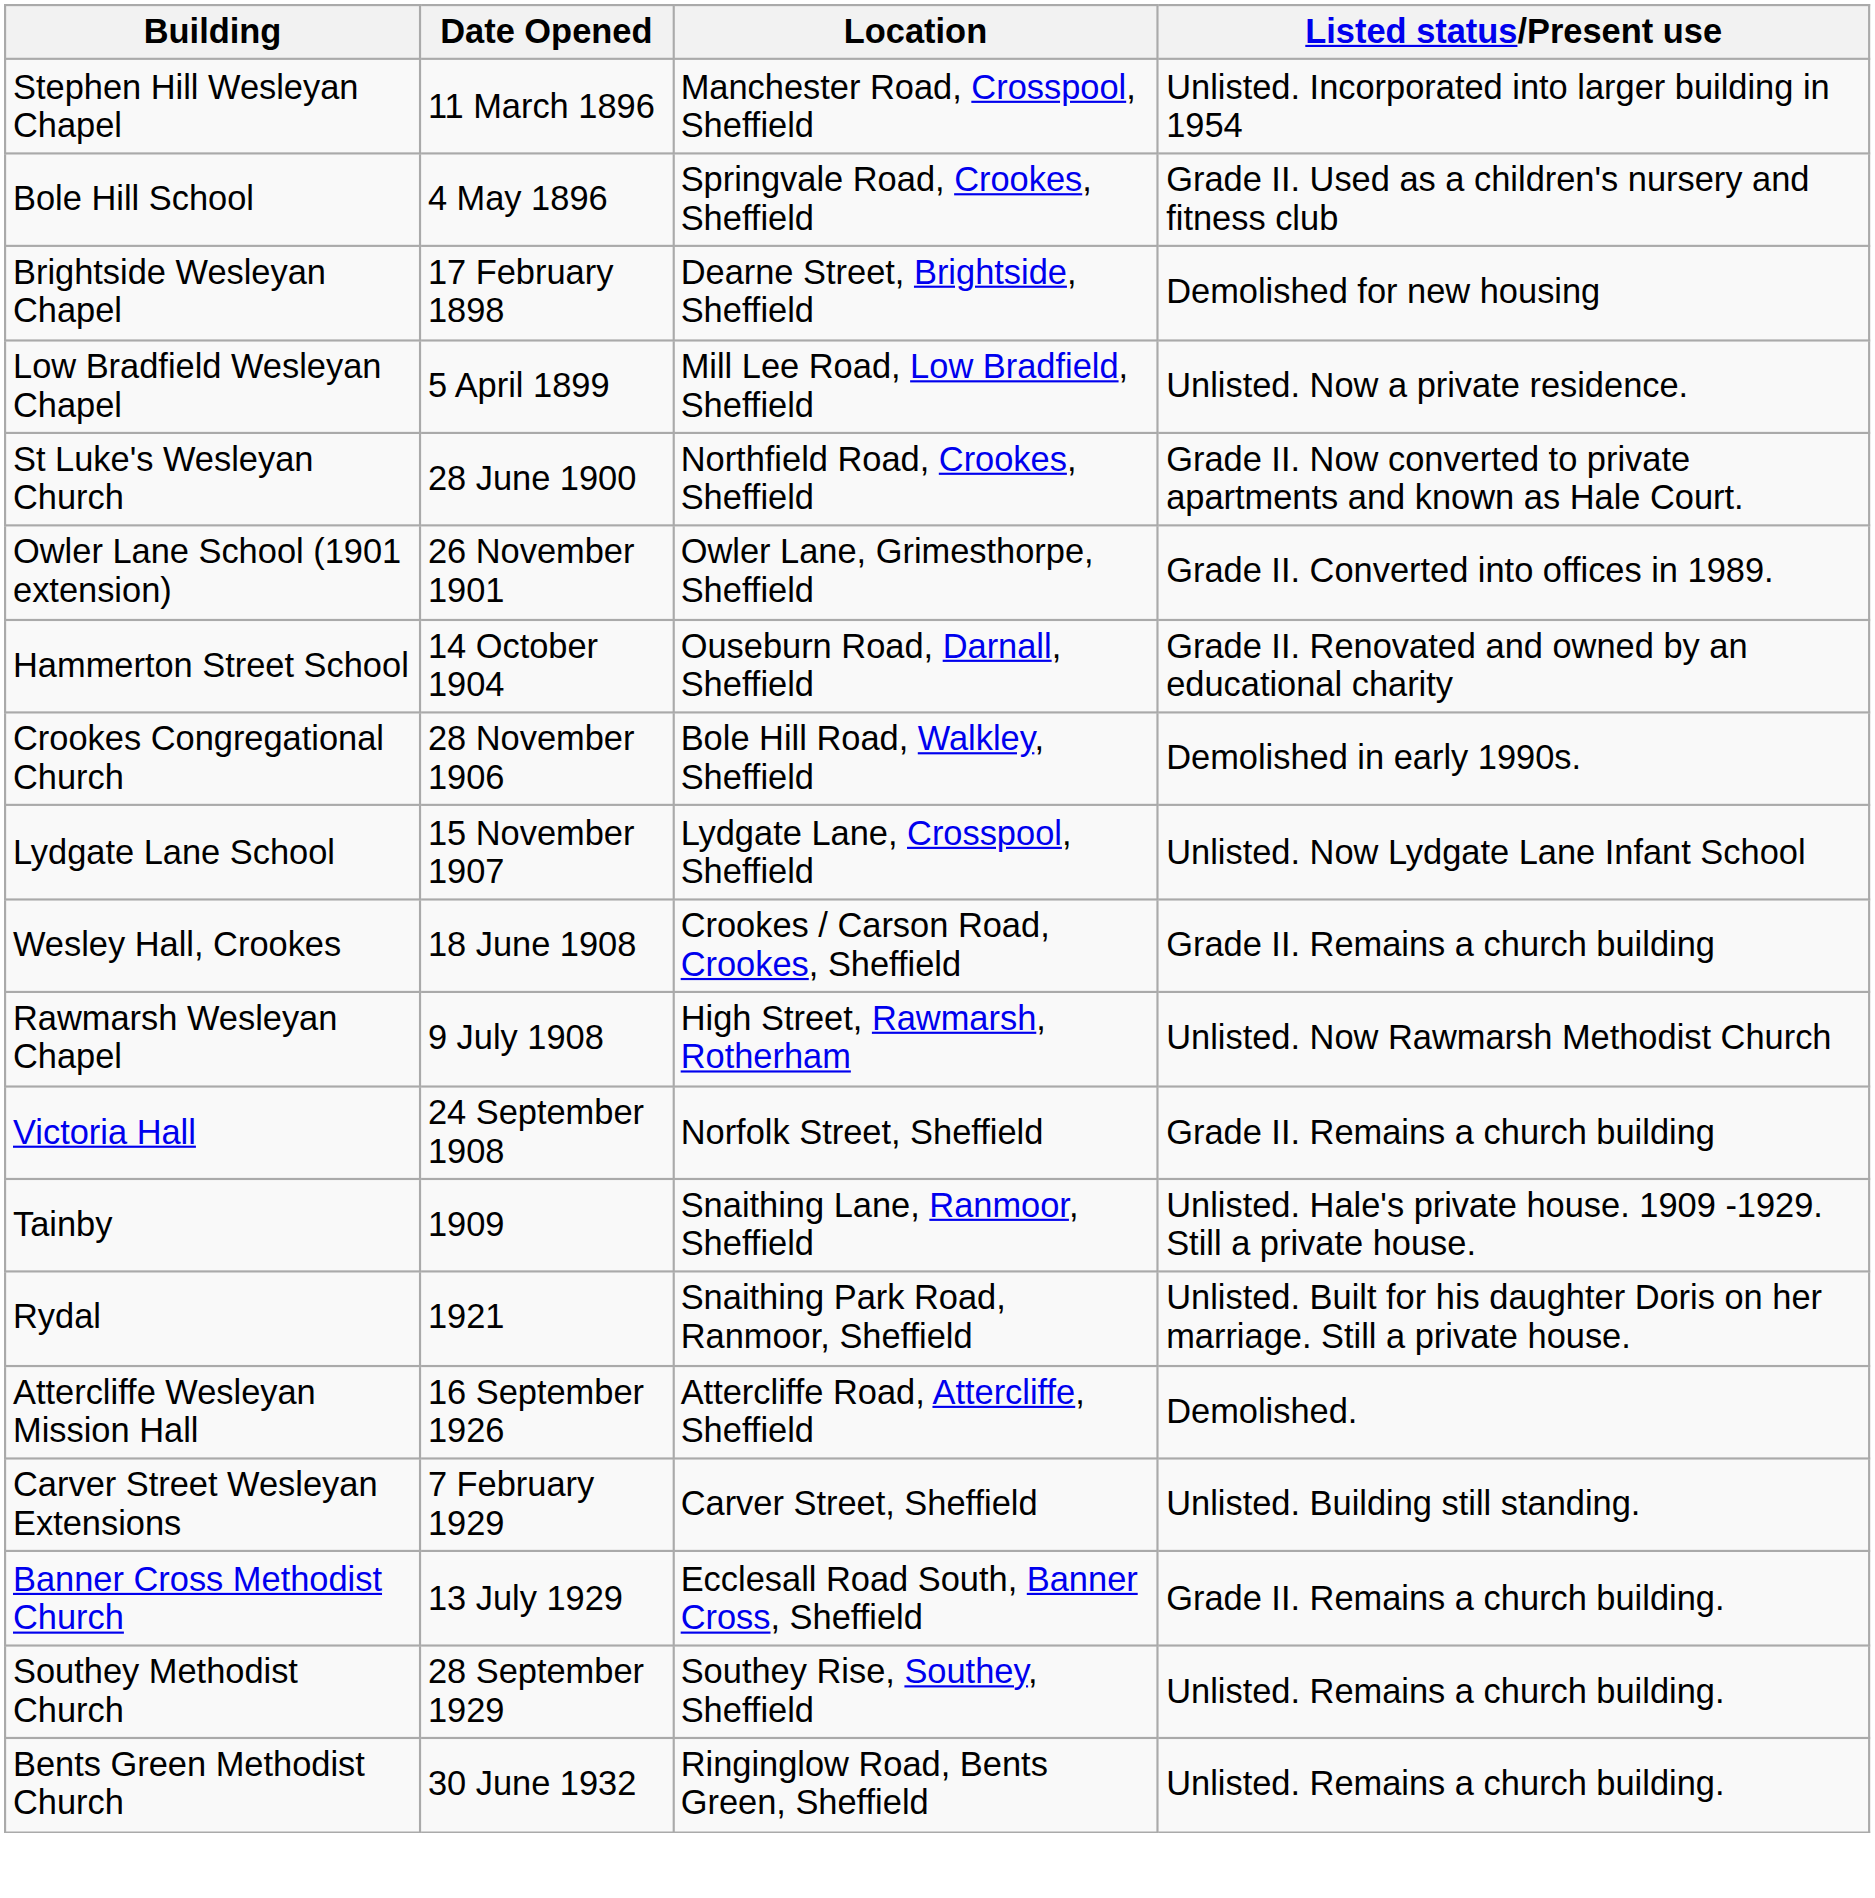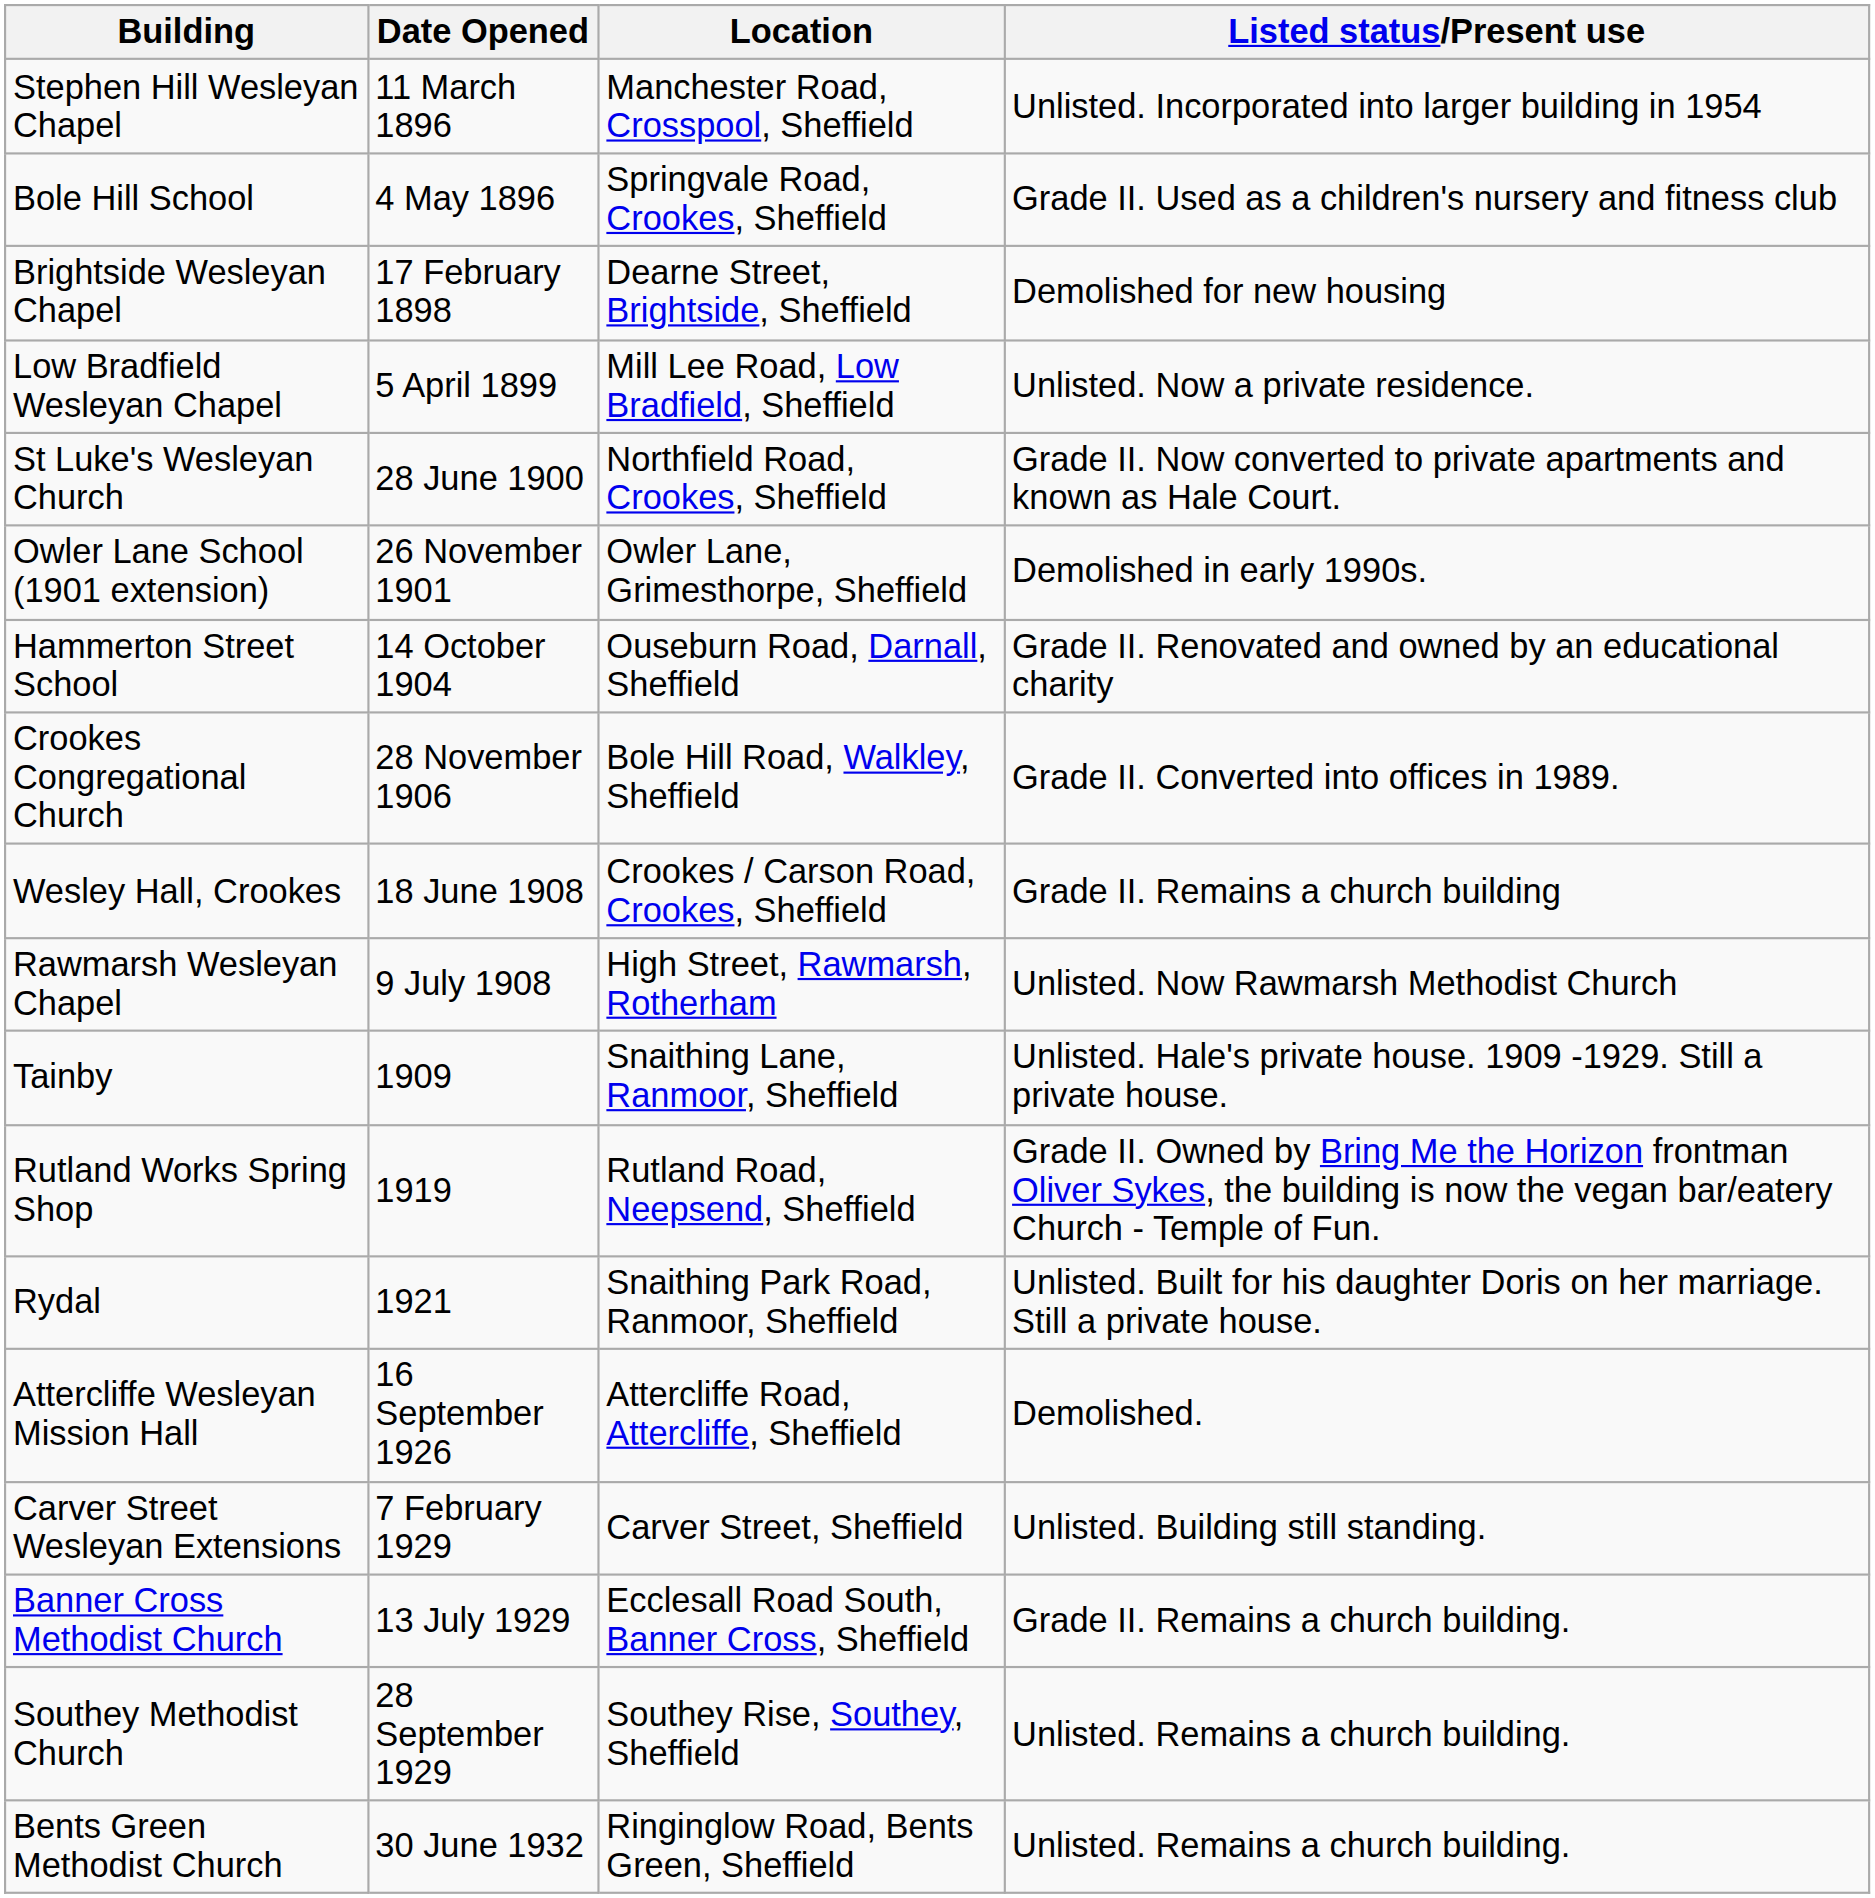(1470, 571) Grade II. Converted into offices in 1989. -> (1220, 571) Demolished in early 1990s.
(1374, 758) Demolished in early 1990s. -> (1316, 777) Grade II. Converted into offices in 1989.
- row: (174, 851)
- row: (104, 1131)
+ row: (180, 1189)
